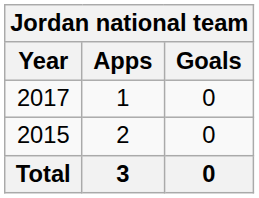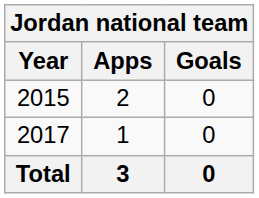rows swapped: (43, 135) <-> (43, 98)
